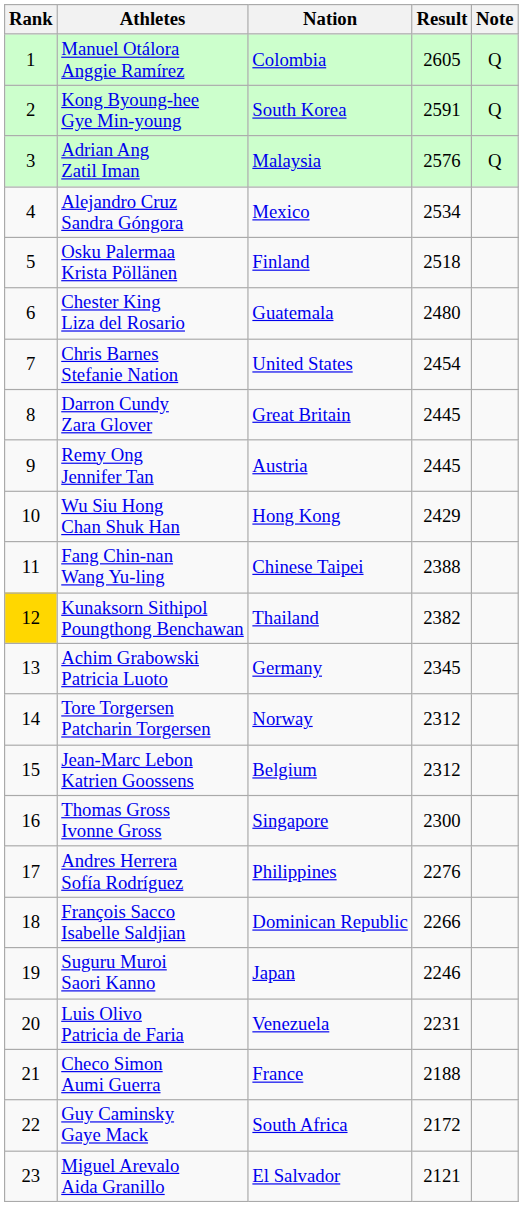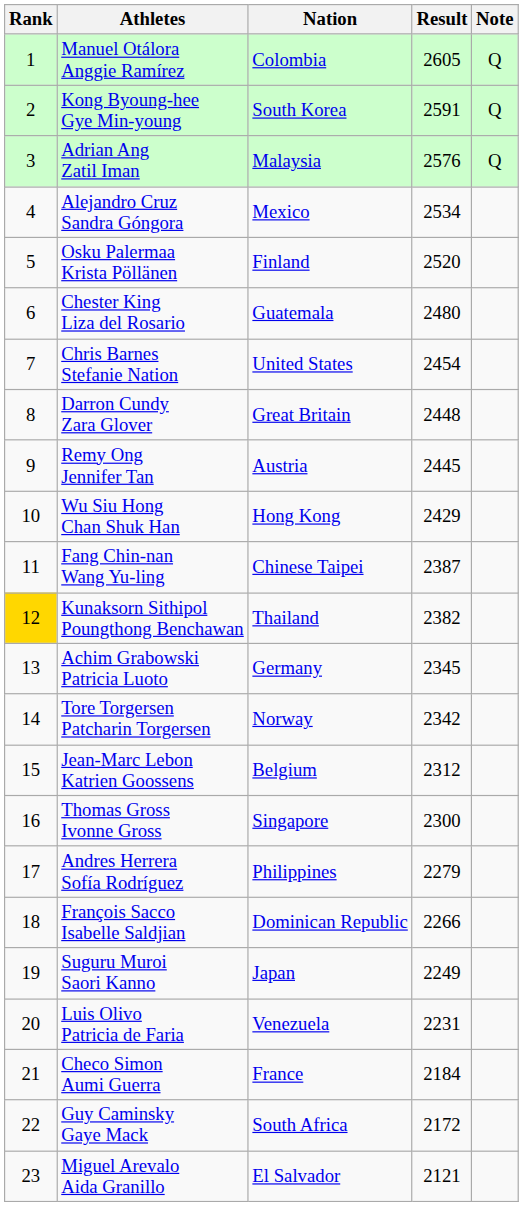(442, 262) 2518 -> (442, 262) 2520
(442, 414) 2445 -> (442, 414) 2448
(442, 567) 2388 -> (442, 567) 2387
(442, 719) 2312 -> (442, 719) 2342
(442, 871) 2276 -> (442, 871) 2279
(442, 973) 2246 -> (442, 973) 2249
(442, 1074) 2188 -> (442, 1074) 2184
